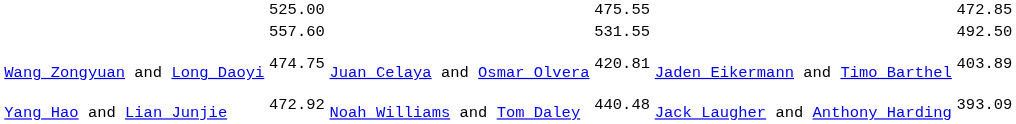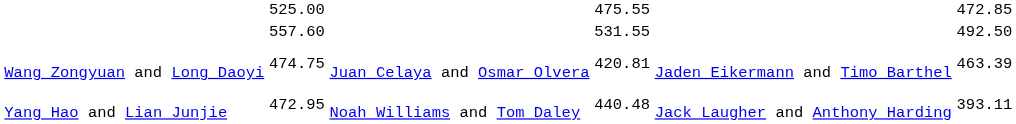(984, 64) 403.89 -> (984, 64) 463.39
(297, 104) 472.92 -> (297, 104) 472.95
(984, 104) 393.09 -> (984, 104) 393.11
